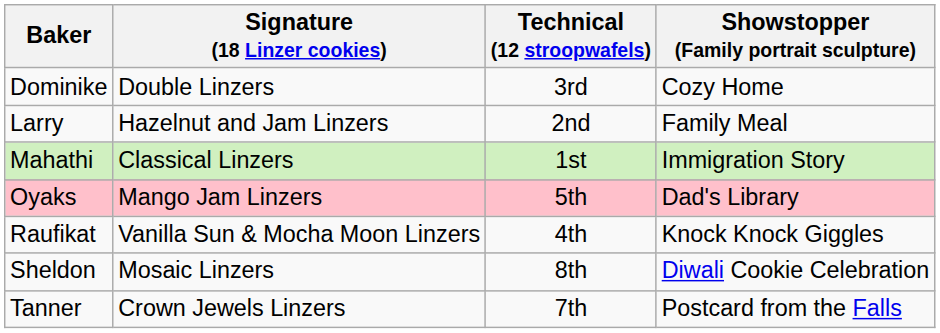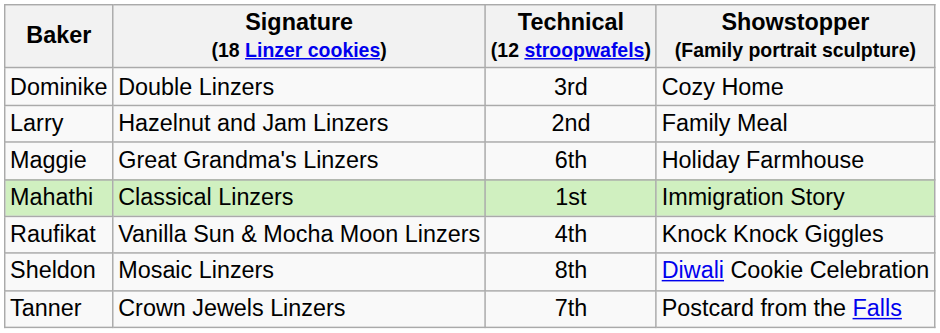+ row: (48, 160)
- row: (43, 197)
